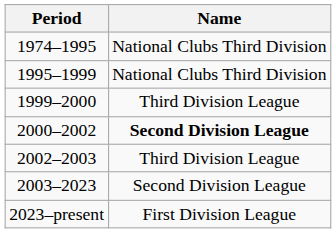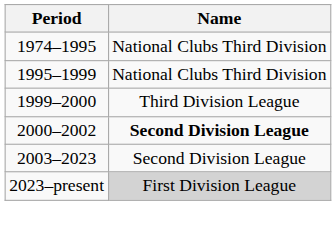- row: (57, 158)
(219, 213) no background -> (219, 185) lightgrey background
